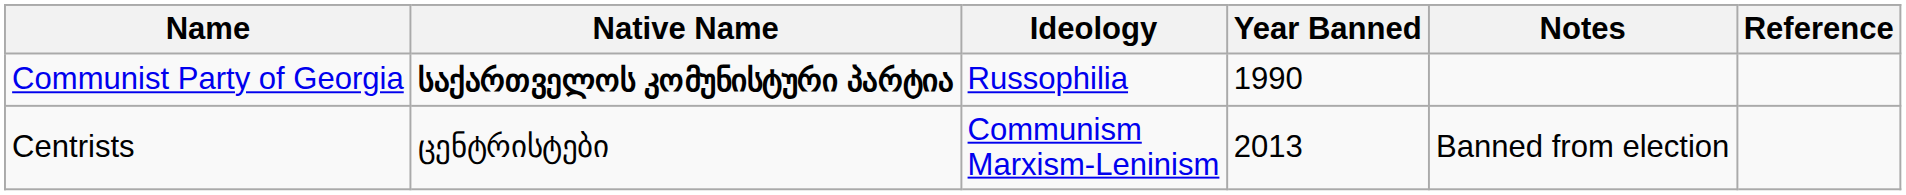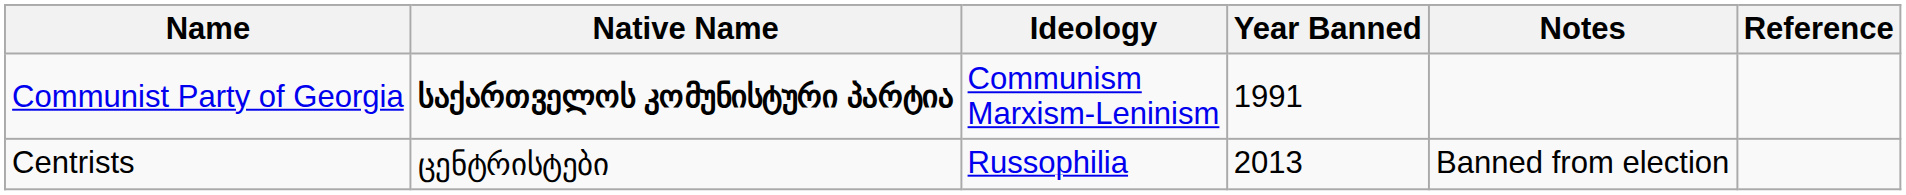(1048, 79) Russophilia -> (1093, 95) Communism Marxism-Leninism
(1268, 79) 1990 -> (1268, 95) 1991
(1093, 146) Communism Marxism-Leninism -> (1048, 163) Russophilia
